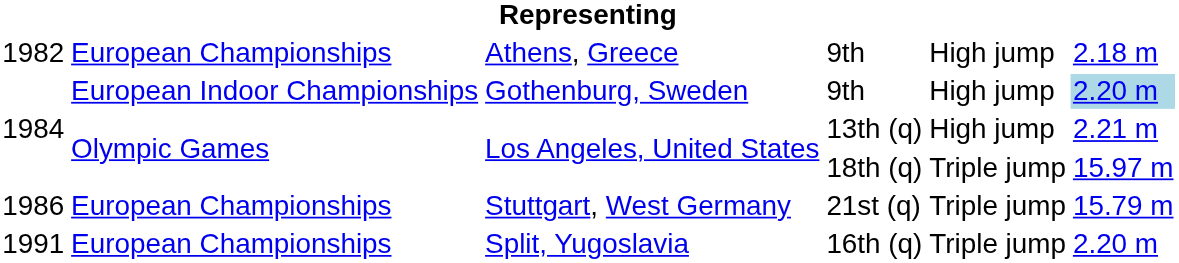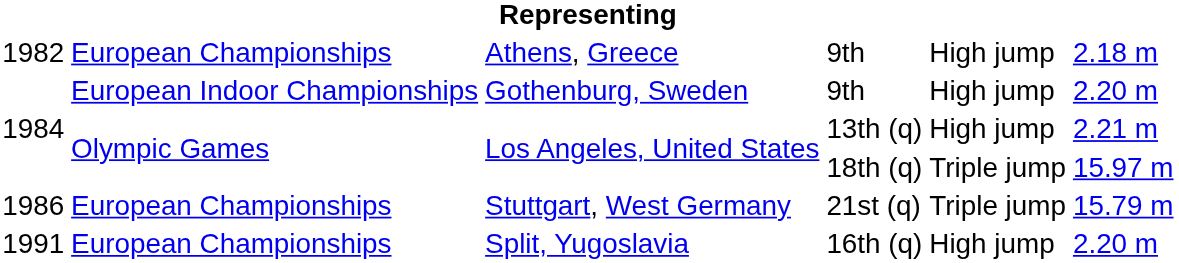(1115, 91) lightblue background -> (1115, 91) no background
(998, 244) Triple jump -> (992, 244) High jump
